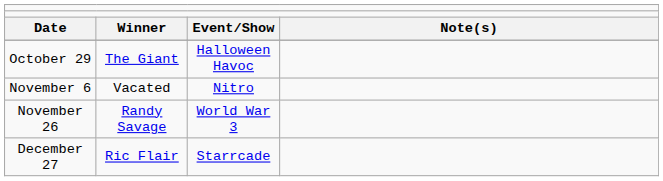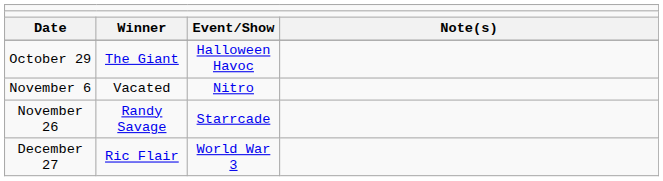(233, 119) World War 3 -> (233, 119) Starrcade
(233, 157) Starrcade -> (233, 157) World War 3
